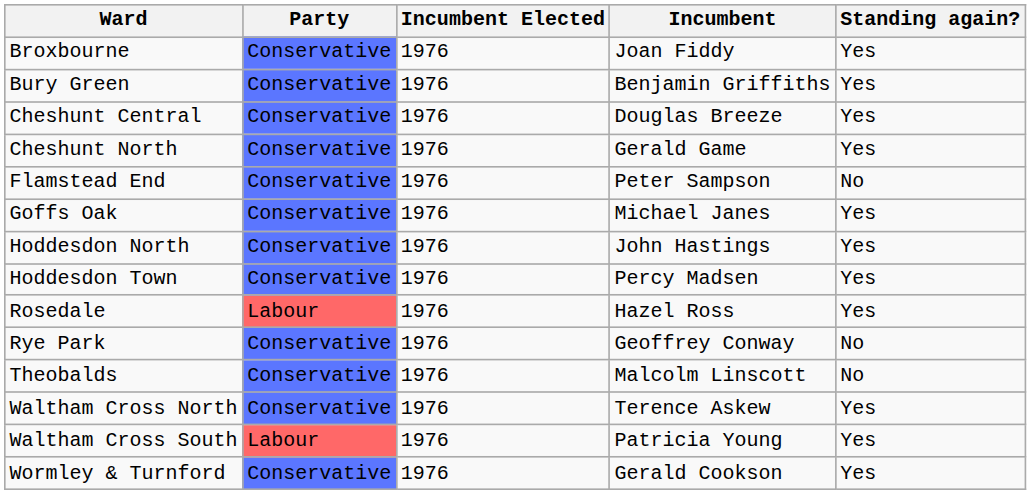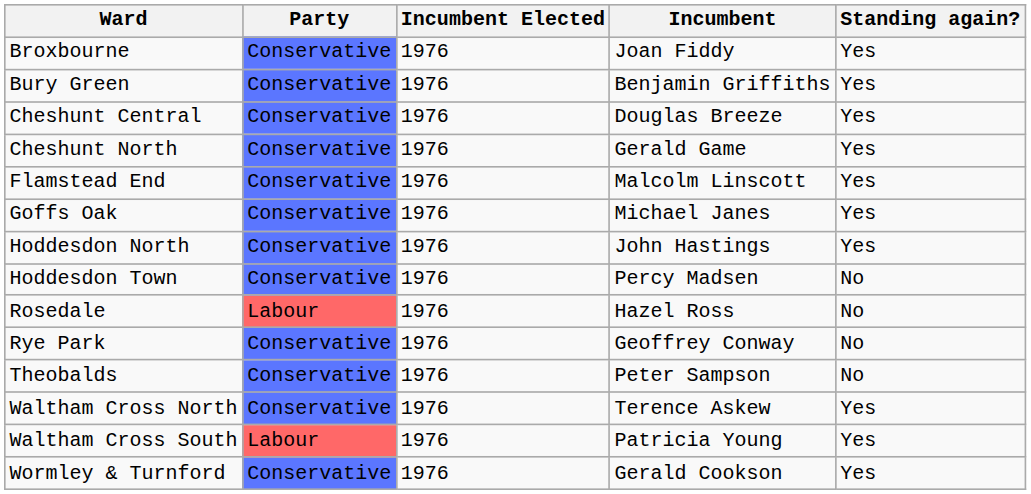(693, 183) Peter Sampson -> (711, 183) Malcolm Linscott
(852, 183) No -> (858, 183) Yes
(858, 280) Yes -> (852, 280) No
(858, 312) Yes -> (852, 312) No
(711, 377) Malcolm Linscott -> (693, 377) Peter Sampson
